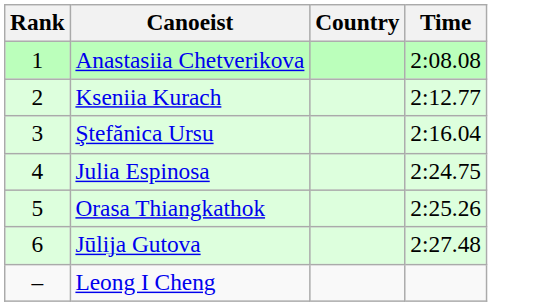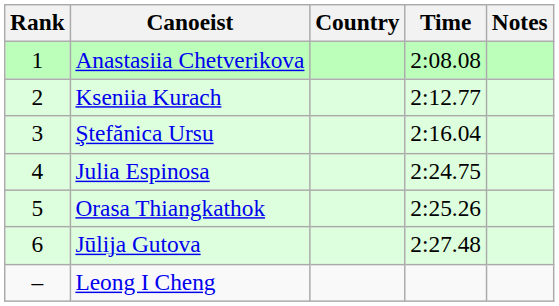+ column: (520, 23)
